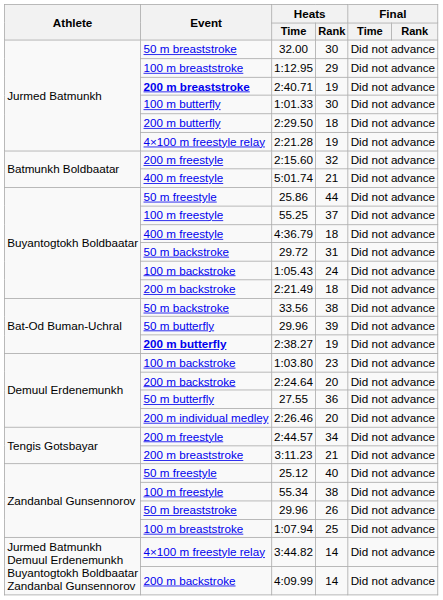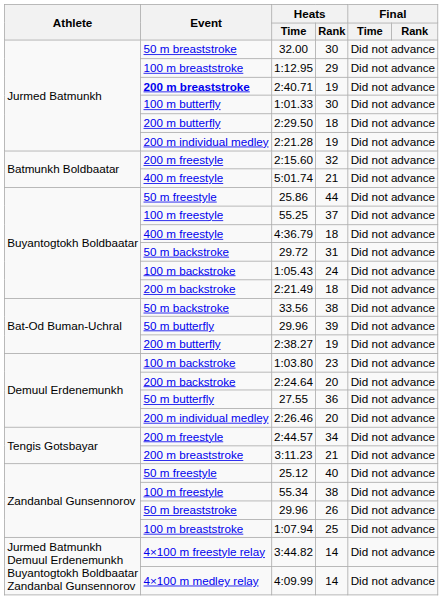(204, 142) 4×100 m freestyle relay -> (206, 142) 200 m individual medley
(185, 345) bold -> (182, 345) normal
(190, 581) 200 m backstroke -> (201, 581) 4×100 m medley relay
